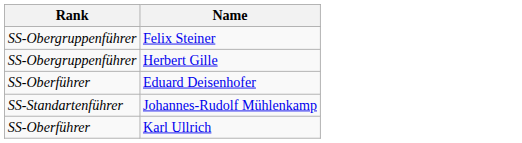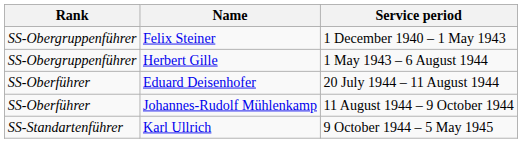+ column: (419, 15)
(65, 104) SS-Standartenführer -> (49, 104) SS-Oberführer
(49, 127) SS-Oberführer -> (65, 127) SS-Standartenführer
